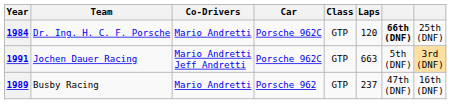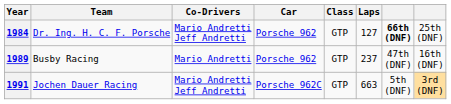(213, 33) Mario Andretti -> (213, 33) Mario Andretti Jeff Andretti
(289, 33) Porsche 962C -> (286, 33) Porsche 962
(369, 33) 120 -> (369, 33) 127
rows swapped: (18, 85) <-> (18, 59)
